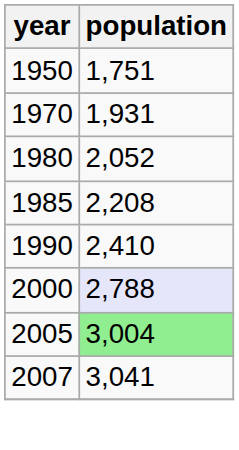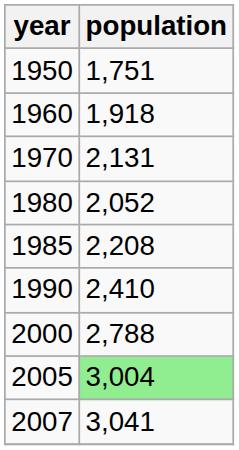+ row: (42, 114)
(120, 114) 1,931 -> (120, 158) 2,131
(120, 289) lavender background -> (120, 333) no background
